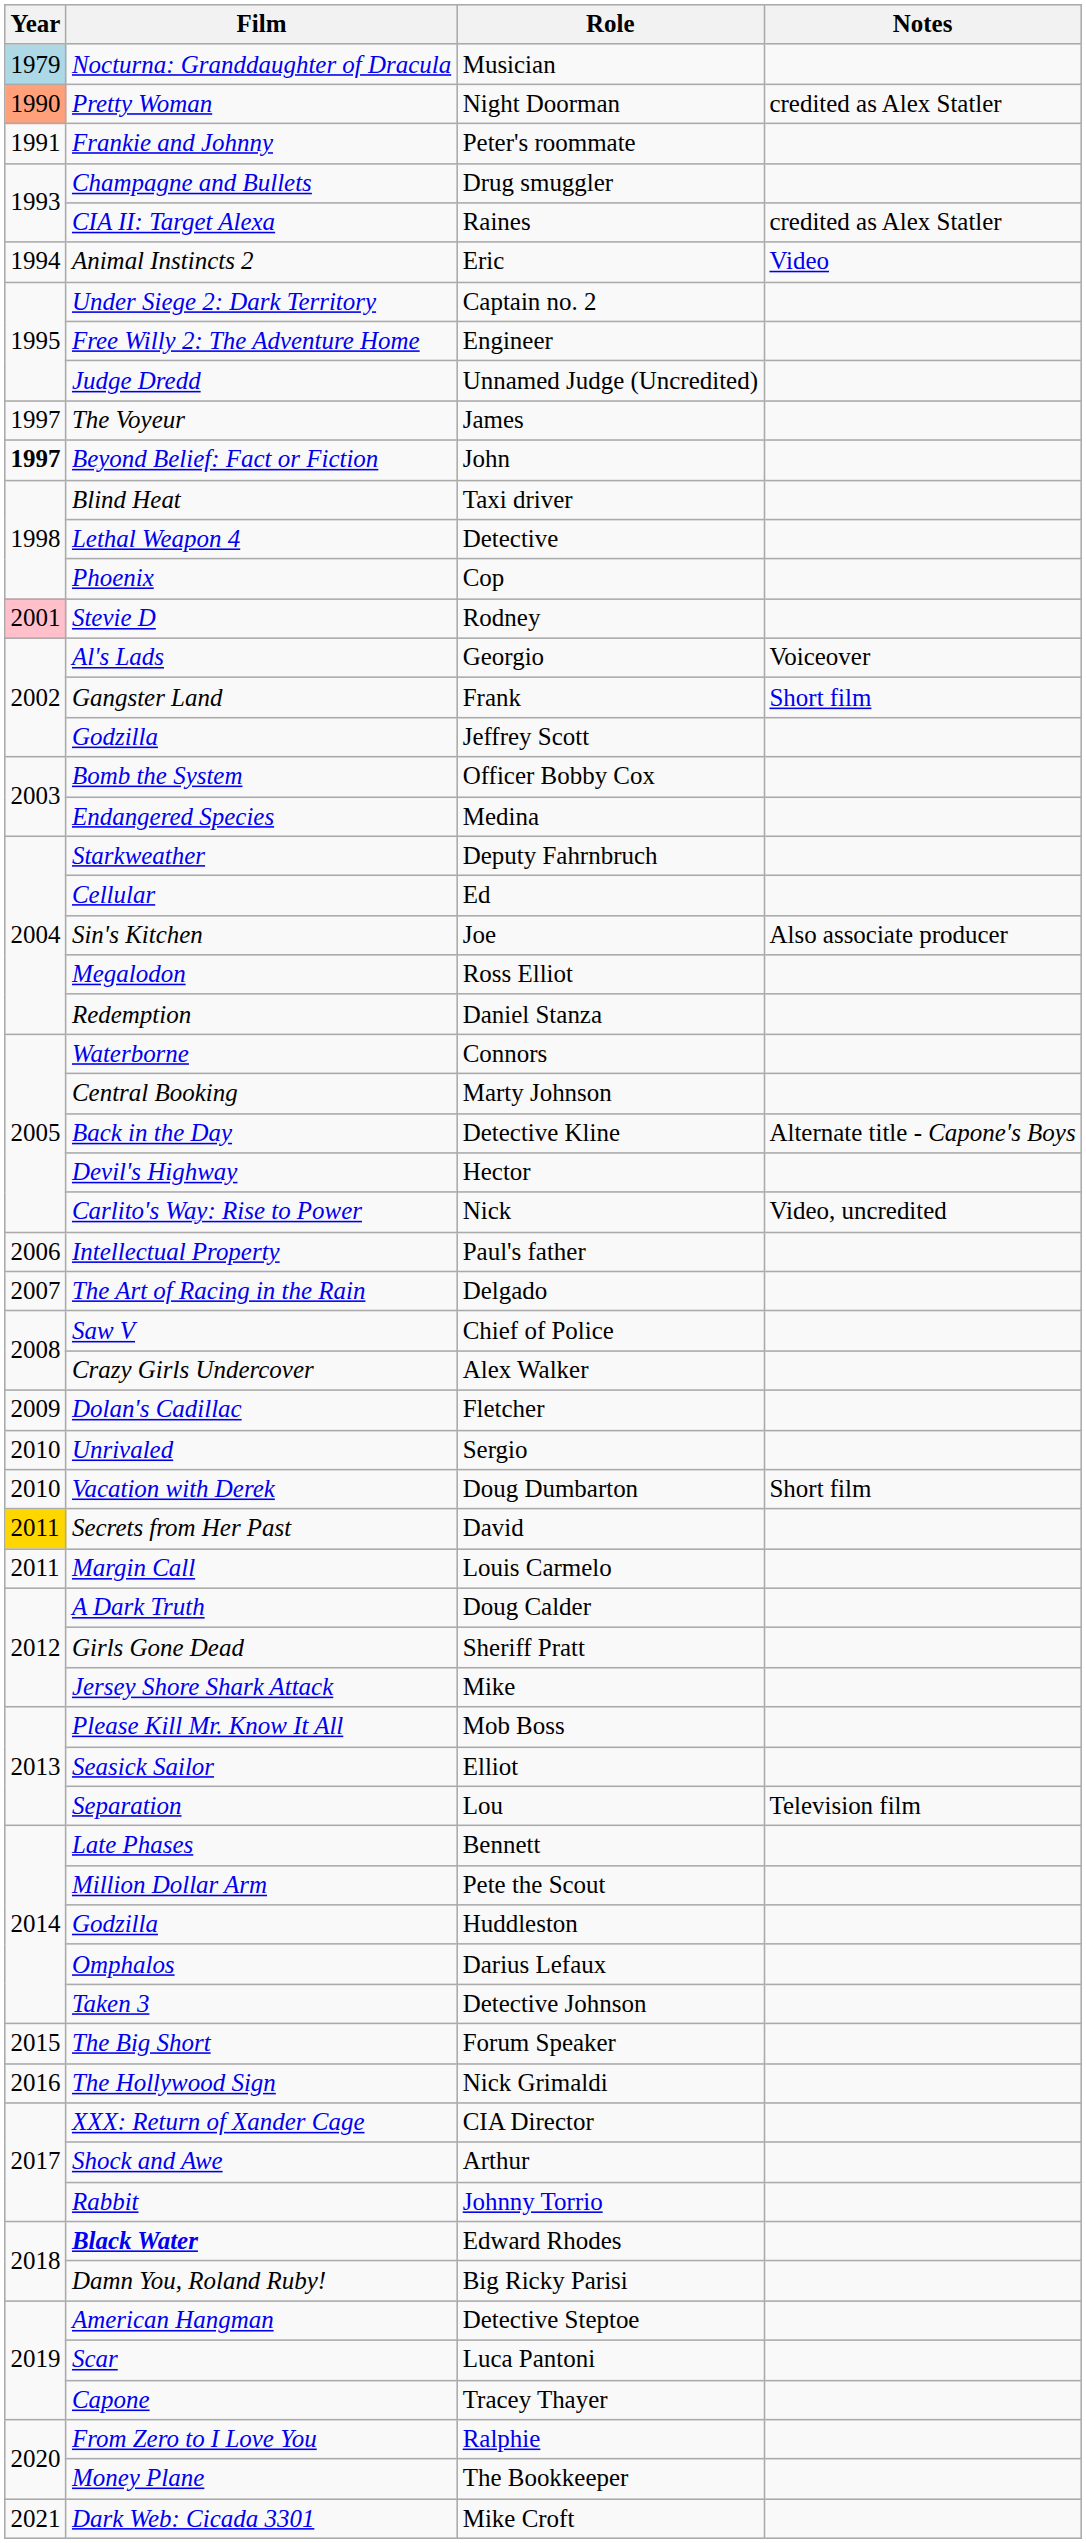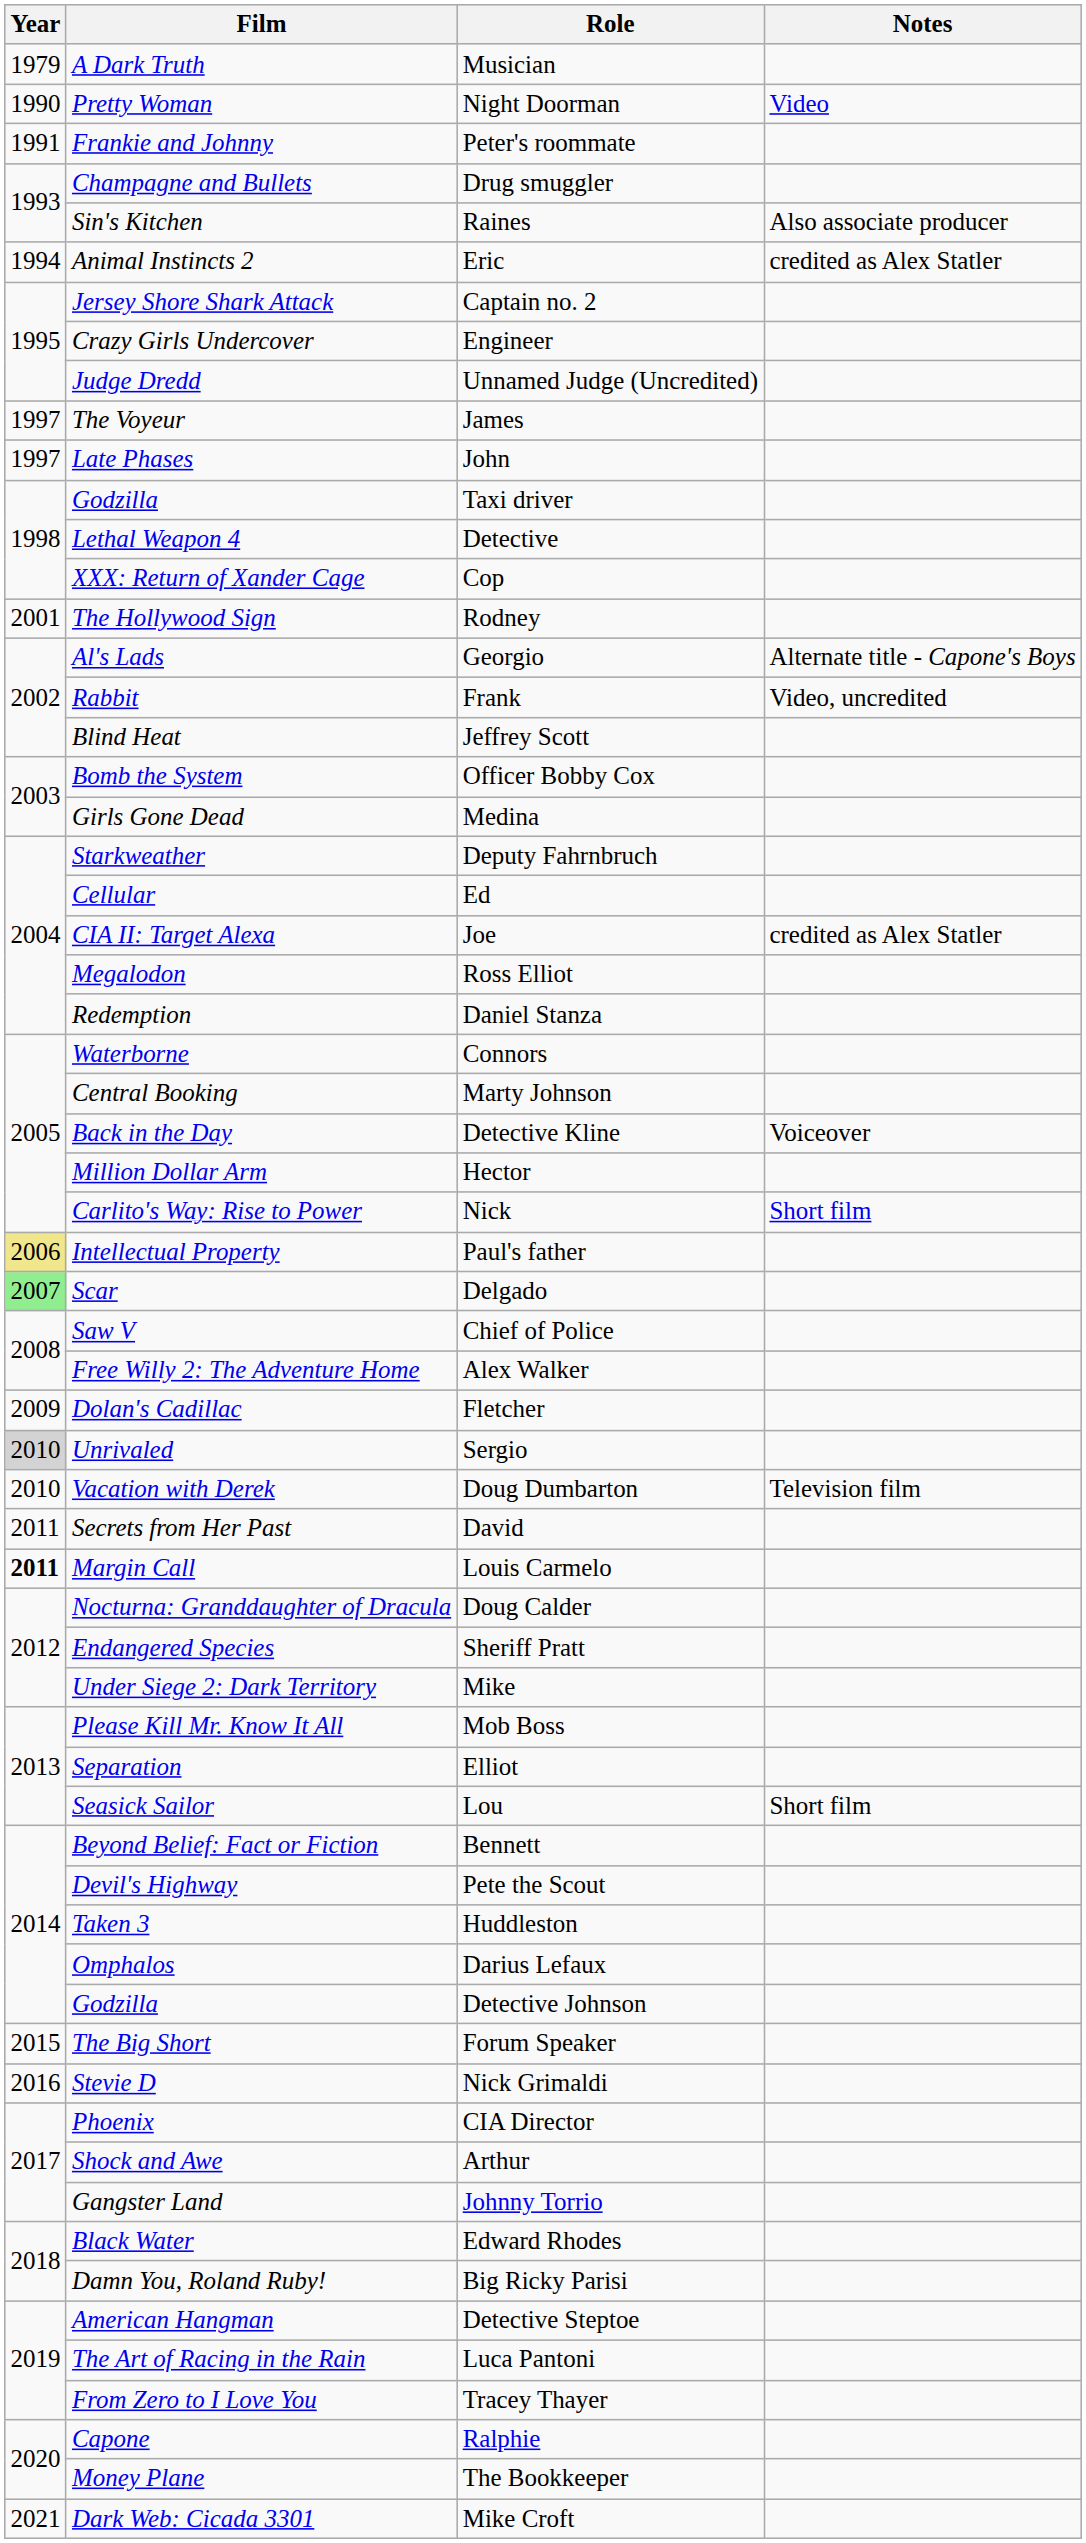(35, 63) lightblue background -> (35, 63) no background
(262, 63) Nocturna: Granddaughter of Dracula -> (138, 63) A Dark Truth
(35, 103) lightsalmon background -> (35, 103) no background
(886, 103) credited as Alex Statler -> (799, 103) Video
(174, 222) CIA II: Target Alexa -> (137, 222) Sin's Kitchen
(886, 222) credited as Alex Statler -> (889, 222) Also associate producer
(799, 261) Video -> (886, 261) credited as Alex Statler
(224, 301) Under Siege 2: Dark Territory -> (203, 301) Jersey Shore Shark Attack
(246, 340) Free Willy 2: The Adventure Home -> (193, 340) Crazy Girls Undercover
(35, 459) bold -> (35, 459) normal
(225, 459) Beyond Belief: Fact or Fiction -> (133, 459) Late Phases
(126, 499) Blind Heat -> (115, 499) Godzilla
(113, 578) Phoenix -> (218, 578) XXX: Return of Xander Cage
(35, 618) pink background -> (35, 618) no background
(114, 618) Stevie D -> (174, 618) The Hollywood Sign
(820, 657) Voiceover -> (923, 657) Alternate title - Capone's Boys
(147, 697) Gangster Land -> (105, 697) Rabbit
(820, 697) Short film -> (858, 697) Video, uncredited
(115, 736) Godzilla -> (126, 736) Blind Heat
(173, 815) Endangered Species -> (158, 815) Girls Gone Dead
(137, 934) Sin's Kitchen -> (174, 934) CIA II: Target Alexa
(889, 934) Also associate producer -> (886, 934) credited as Alex Statler
(923, 1132) Alternate title - Capone's Boys -> (820, 1132) Voiceover
(155, 1172) Devil's Highway -> (169, 1172) Million Dollar Arm
(858, 1211) Video, uncredited -> (820, 1211) Short film
(35, 1251) no background -> (35, 1251) khaki background
(35, 1291) no background -> (35, 1291) lightgreen background
(219, 1291) The Art of Racing in the Rain -> (95, 1291) Scar
(193, 1370) Crazy Girls Undercover -> (246, 1370) Free Willy 2: The Adventure Home
(35, 1449) no background -> (35, 1449) lightgrey background
(820, 1488) Short film -> (845, 1488) Television film
(35, 1528) gold background -> (35, 1528) no background
(35, 1568) normal -> (35, 1568) bold
(138, 1607) A Dark Truth -> (262, 1607) Nocturna: Granddaughter of Dracula
(158, 1647) Girls Gone Dead -> (173, 1647) Endangered Species
(203, 1686) Jersey Shore Shark Attack -> (224, 1686) Under Siege 2: Dark Territory
(143, 1766) Seasick Sailor -> (127, 1766) Separation
(127, 1805) Separation -> (143, 1805) Seasick Sailor
(845, 1805) Television film -> (820, 1805) Short film
(133, 1845) Late Phases -> (225, 1845) Beyond Belief: Fact or Fiction
(169, 1884) Million Dollar Arm -> (155, 1884) Devil's Highway
(115, 1924) Godzilla -> (111, 1924) Taken 3
(111, 2003) Taken 3 -> (115, 2003) Godzilla
(174, 2082) The Hollywood Sign -> (114, 2082) Stevie D
(218, 2122) XXX: Return of Xander Cage -> (113, 2122) Phoenix
(105, 2201) Rabbit -> (147, 2201) Gangster Land
(135, 2241) bold -> (133, 2241) normal
(95, 2359) Scar -> (219, 2359) The Art of Racing in the Rain
(111, 2399) Capone -> (194, 2399) From Zero to I Love You
(194, 2438) From Zero to I Love You -> (111, 2438) Capone
